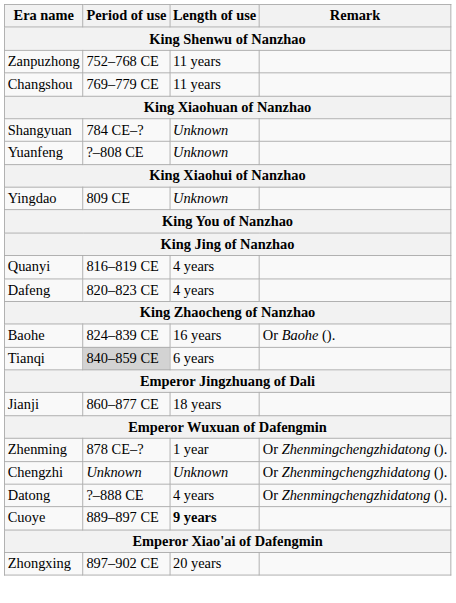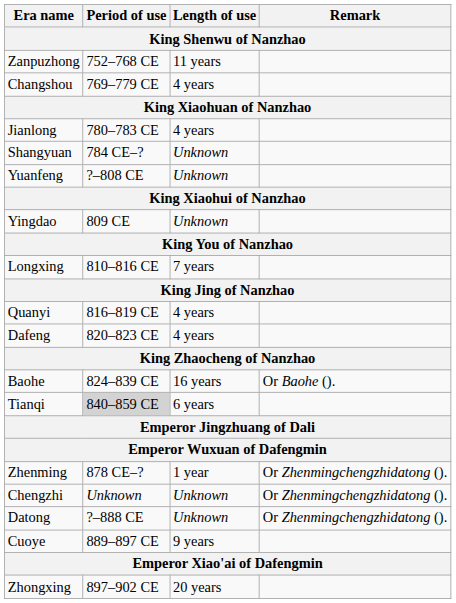(197, 84) 11 years -> (194, 84) 4 years
+ row: (32, 130)
+ row: (36, 267)
- row: (23, 404)
(194, 495) 4 years -> (201, 518) Unknown
(195, 518) bold -> (194, 541) normal
